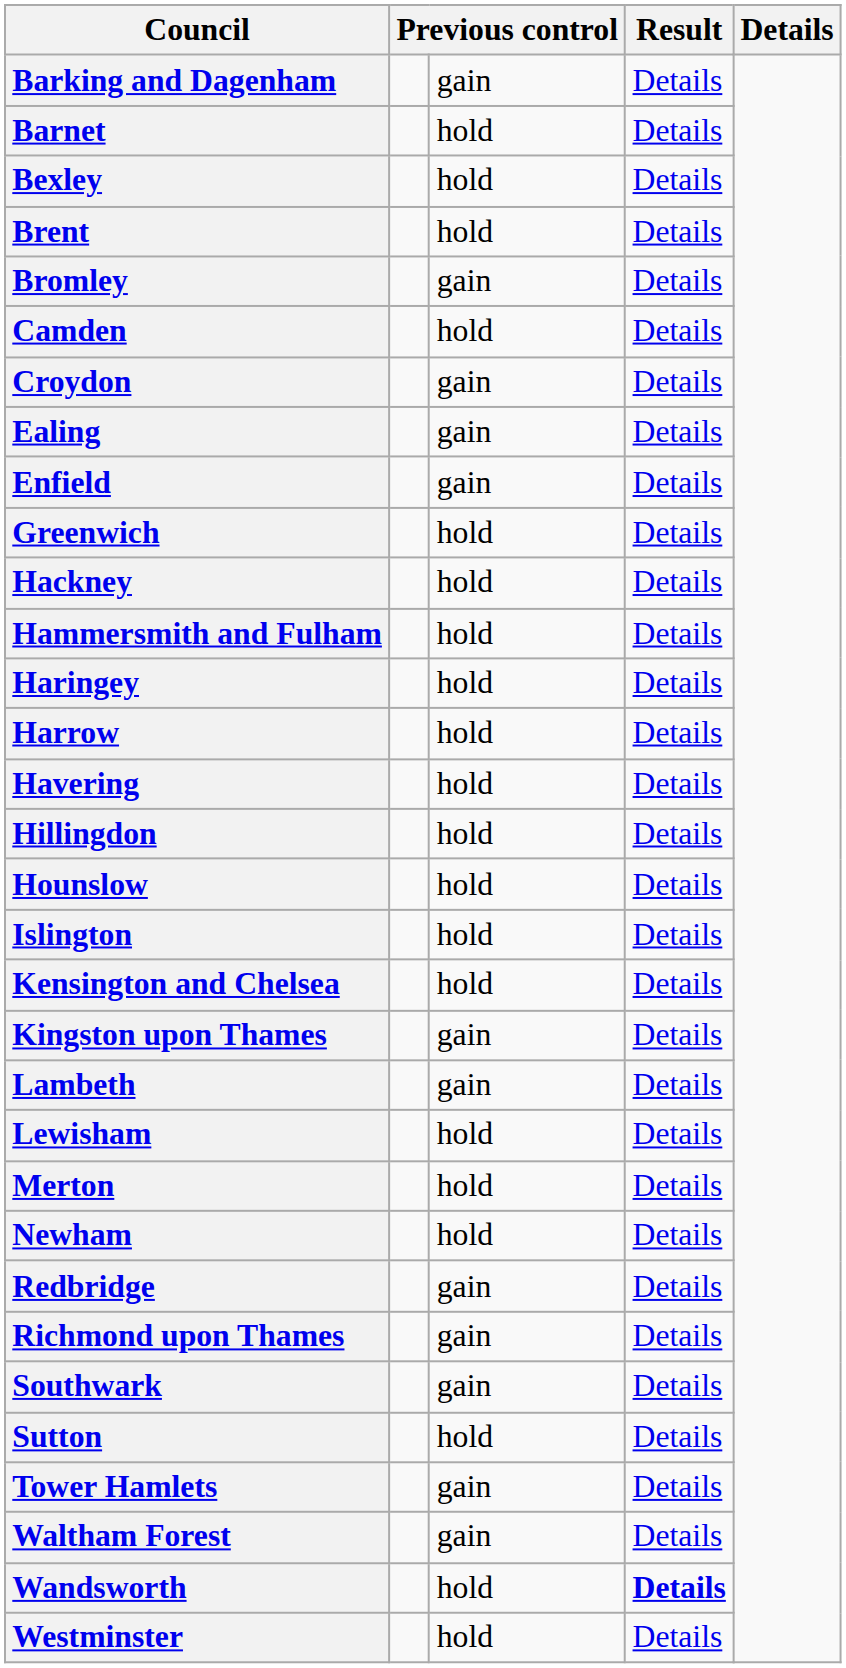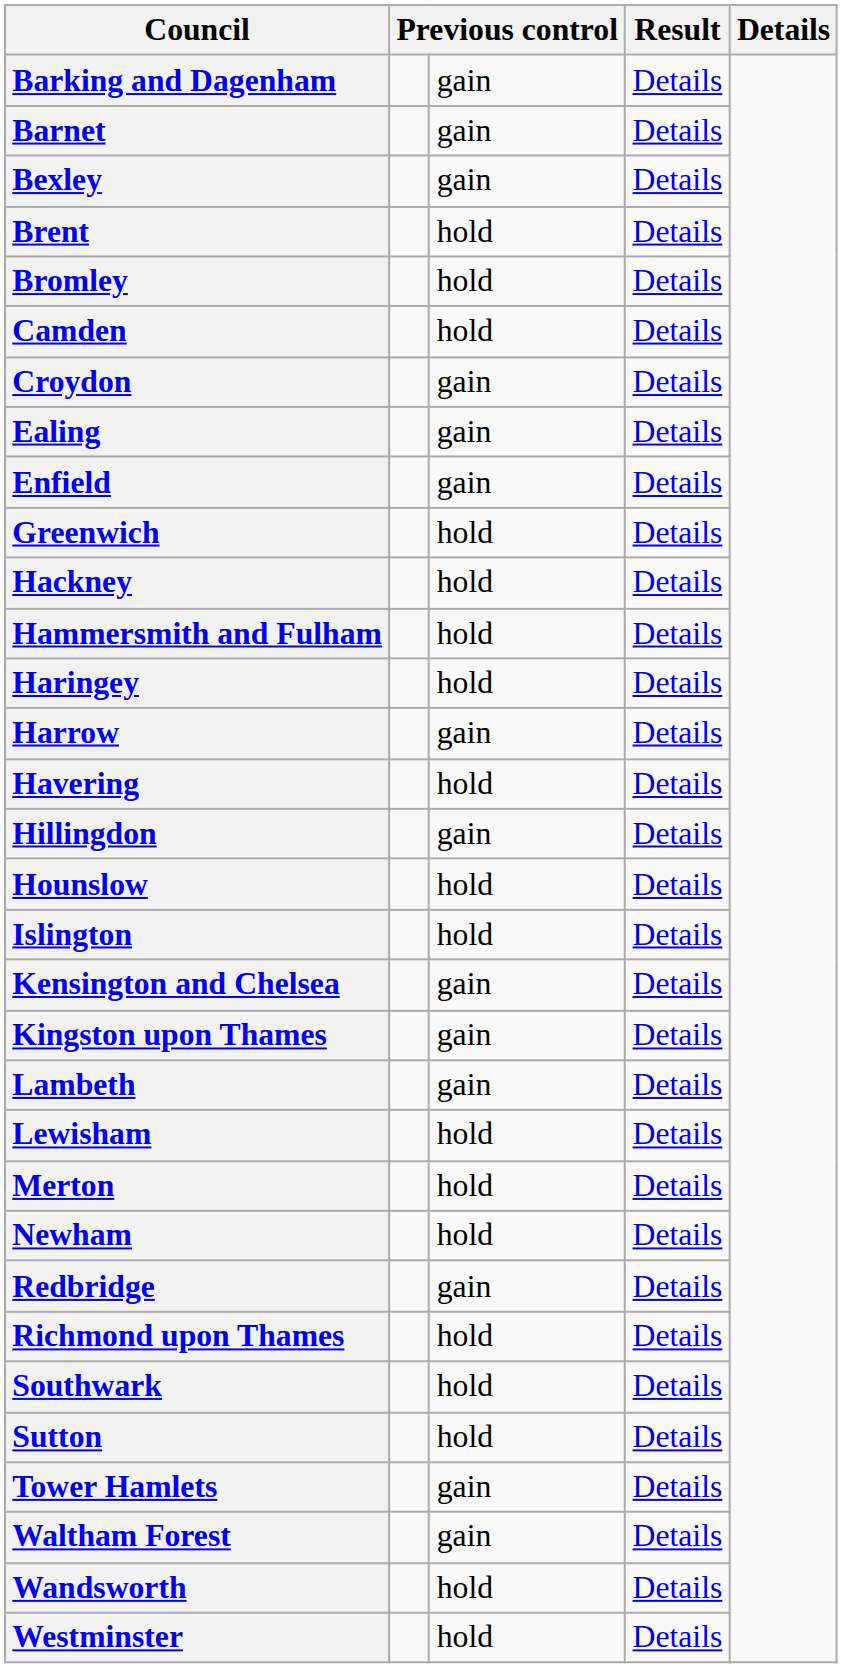(465, 130) hold -> (464, 130) gain
(465, 180) hold -> (464, 180) gain
(464, 280) gain -> (465, 280) hold
(465, 733) hold -> (464, 733) gain
(465, 833) hold -> (464, 833) gain
(465, 984) hold -> (464, 984) gain
(464, 1335) gain -> (465, 1335) hold
(464, 1386) gain -> (465, 1386) hold
(679, 1587) bold -> (677, 1587) normal
